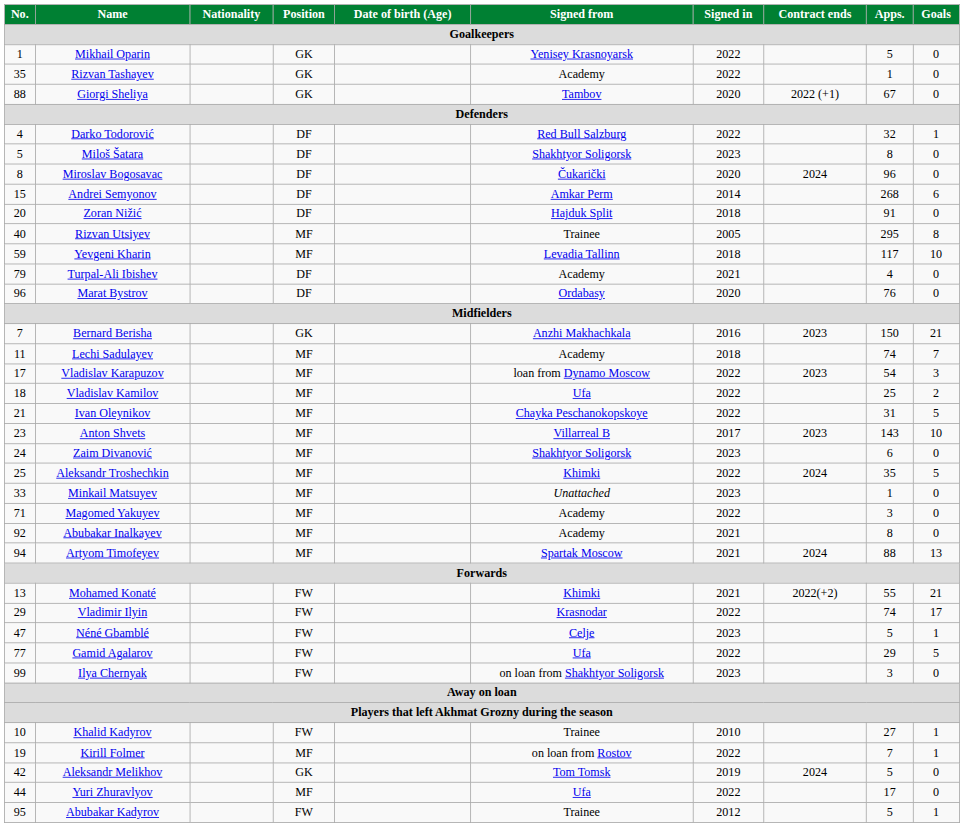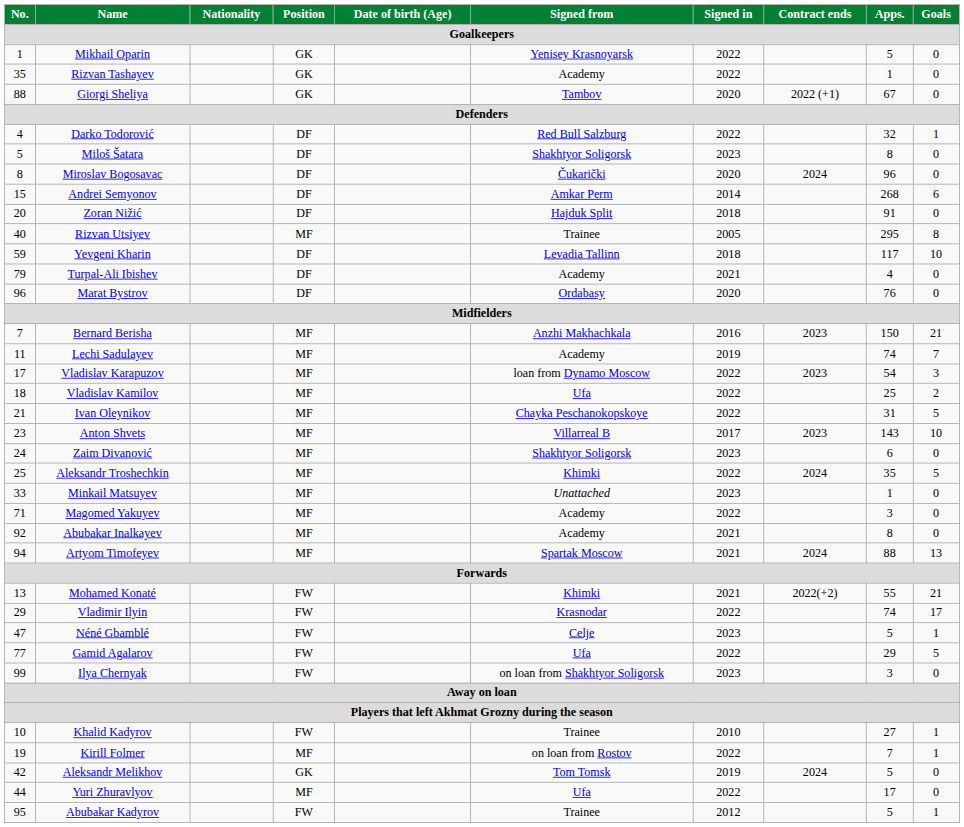(304, 254) MF -> (304, 254) DF
(304, 334) GK -> (304, 334) MF
(728, 354) 2018 -> (728, 354) 2019
